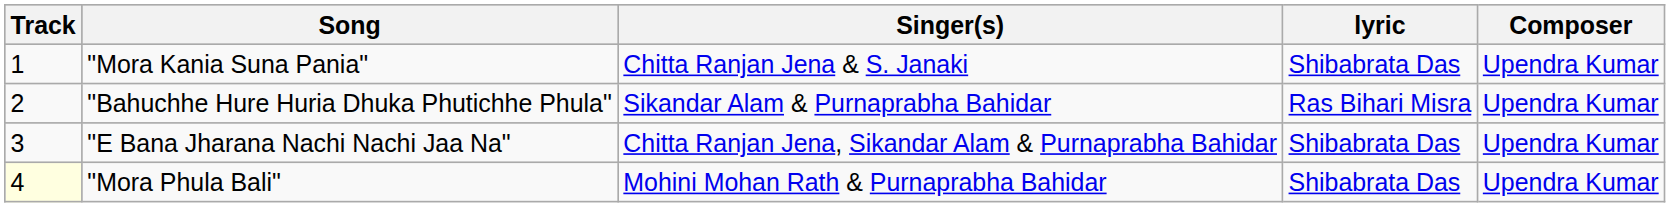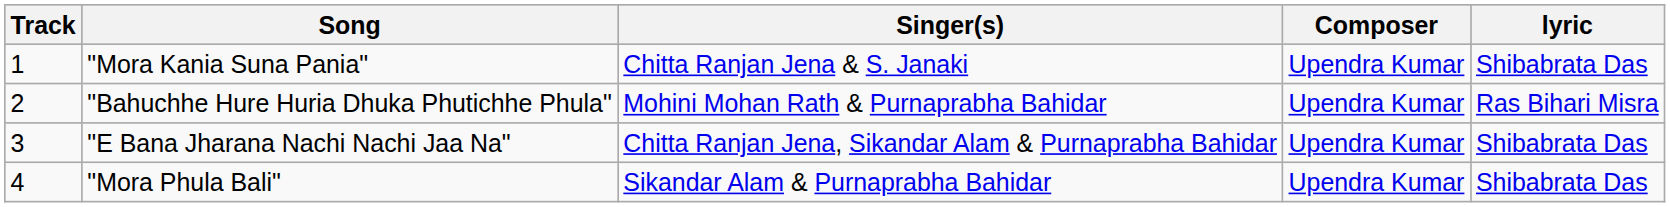columns swapped: (1571, 25) <-> (1380, 25)
(837, 104) Sikandar Alam & Purnaprabha Bahidar -> (865, 104) Mohini Mohan Rath & Purnaprabha Bahidar
(18, 183) lightyellow background -> (18, 183) no background
(865, 183) Mohini Mohan Rath & Purnaprabha Bahidar -> (837, 183) Sikandar Alam & Purnaprabha Bahidar
